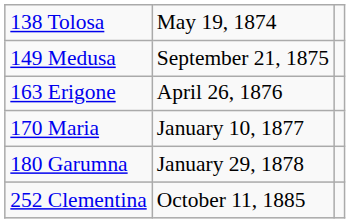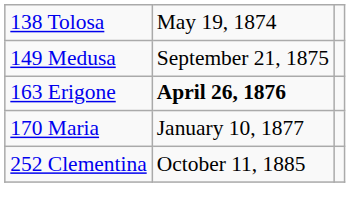(220, 92) normal -> (221, 92) bold
- row: (69, 163)
